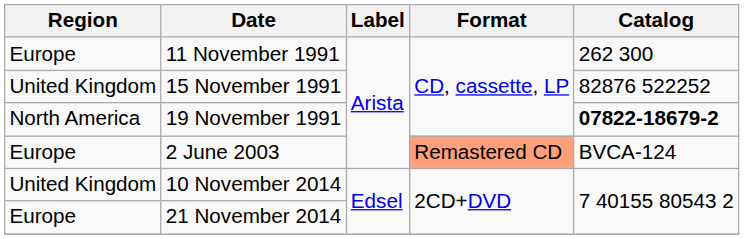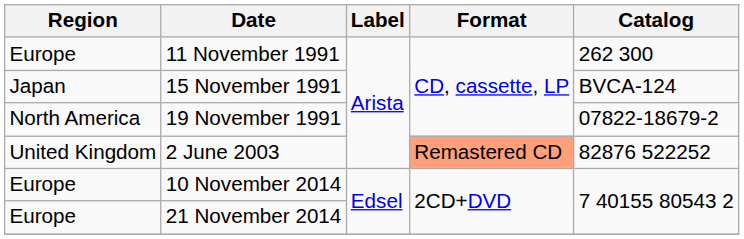(83, 86) United Kingdom -> (38, 86) Japan
(645, 86) 82876 522252 -> (627, 86) BVCA-124
(649, 119) bold -> (649, 119) normal
(43, 151) Europe -> (83, 151) United Kingdom
(627, 151) BVCA-124 -> (645, 151) 82876 522252
(83, 184) United Kingdom -> (43, 184) Europe
